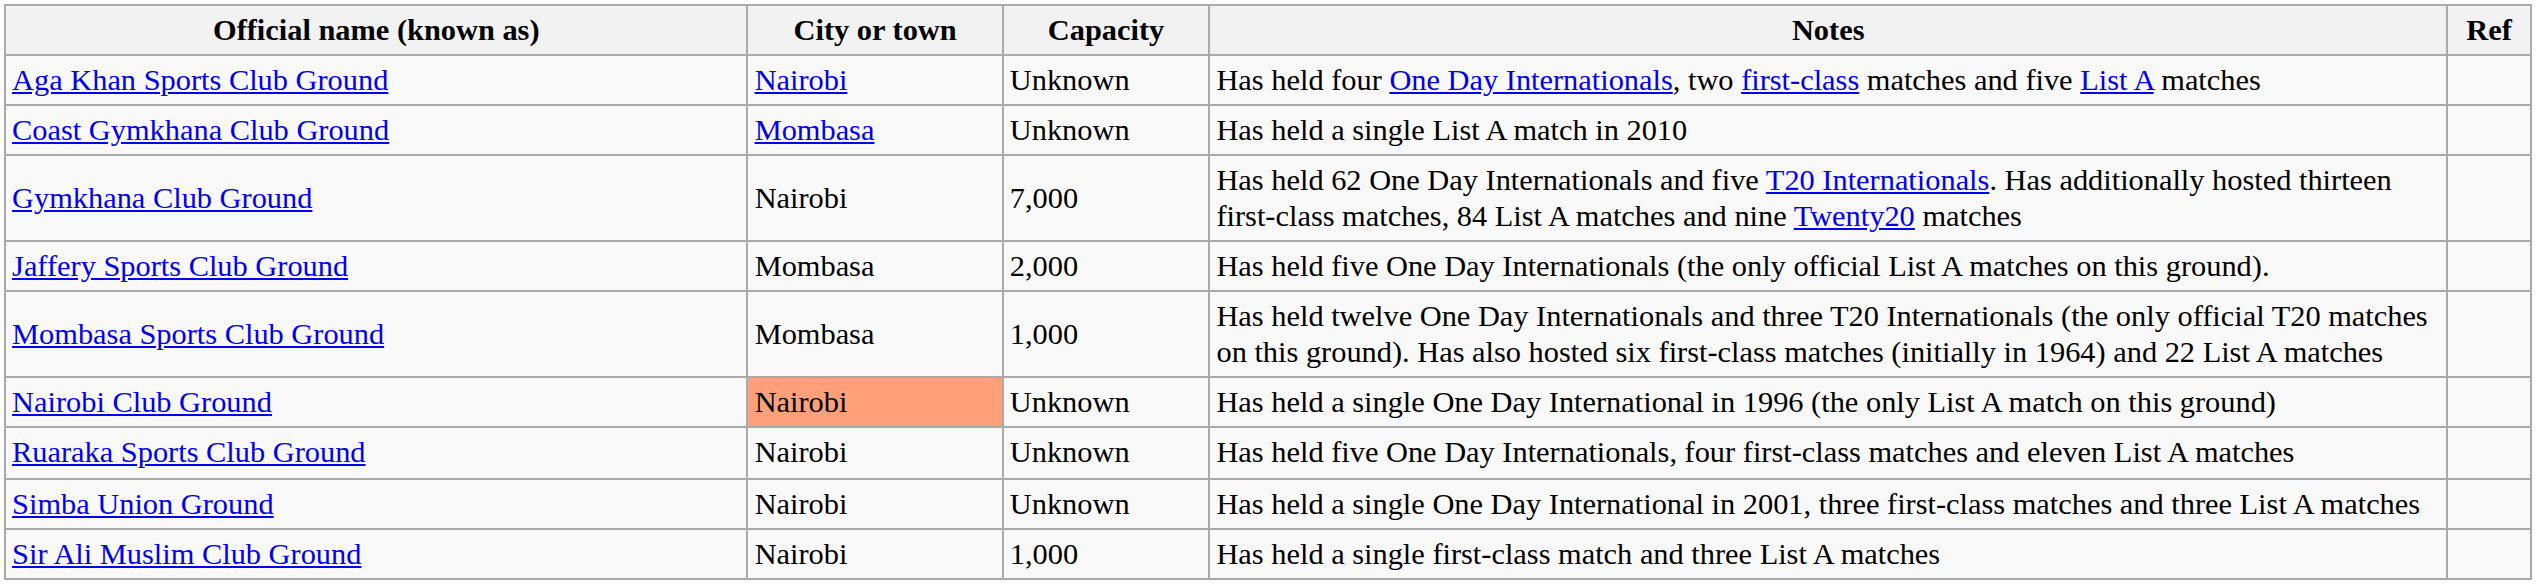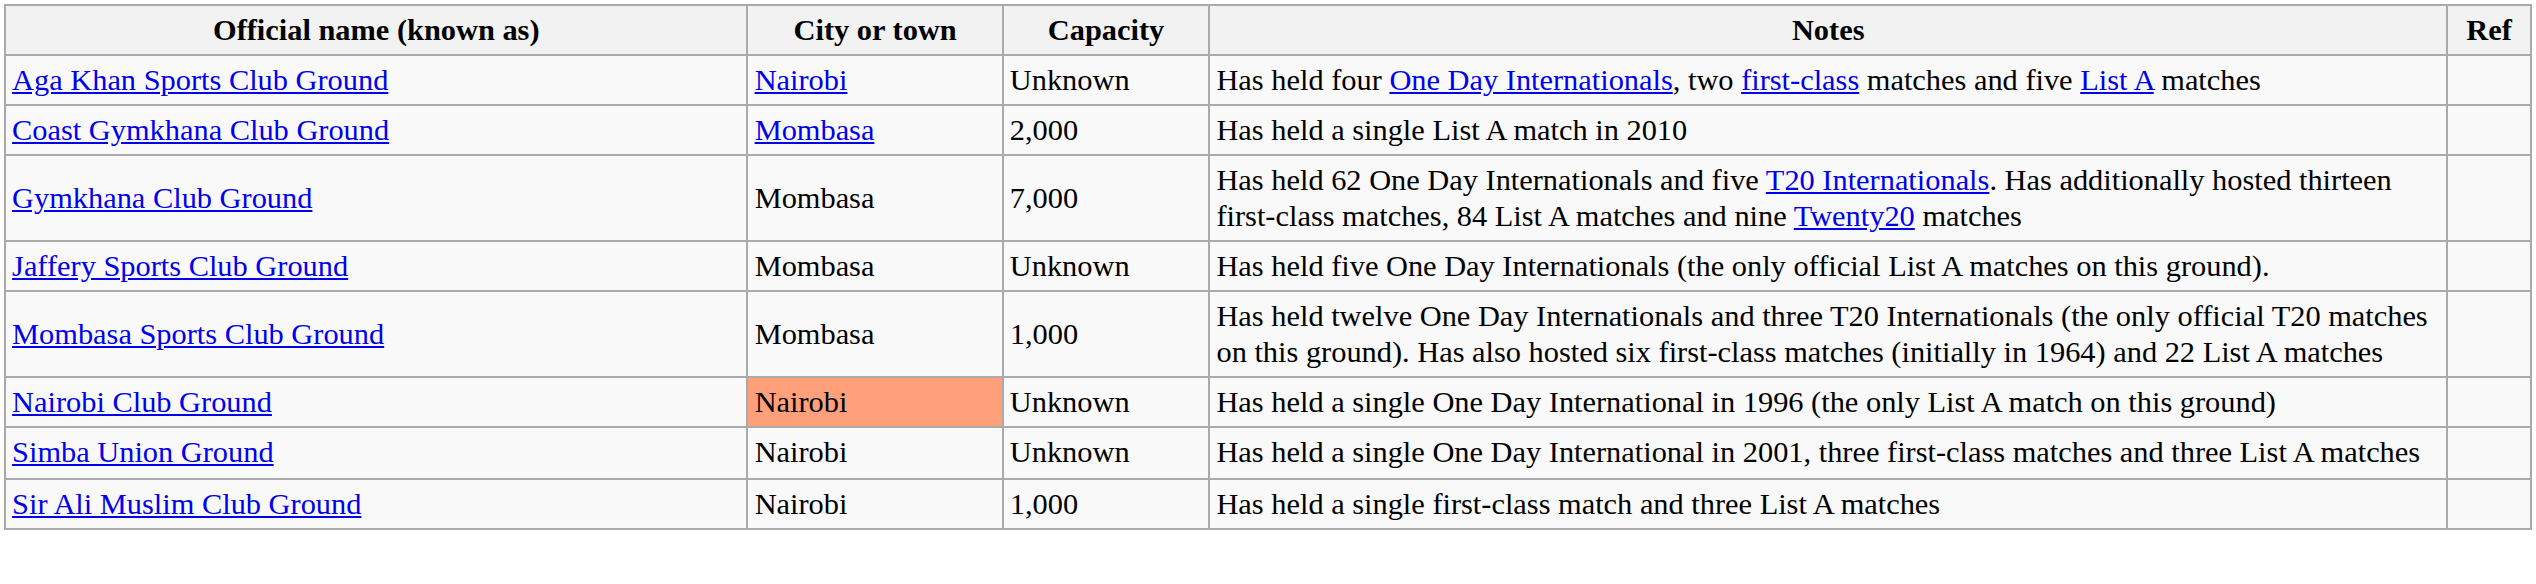(1070, 130) Unknown -> (1044, 130) 2,000
(801, 198) Nairobi -> (815, 198) Mombasa
(1044, 266) 2,000 -> (1070, 266) Unknown
- row: (189, 452)
